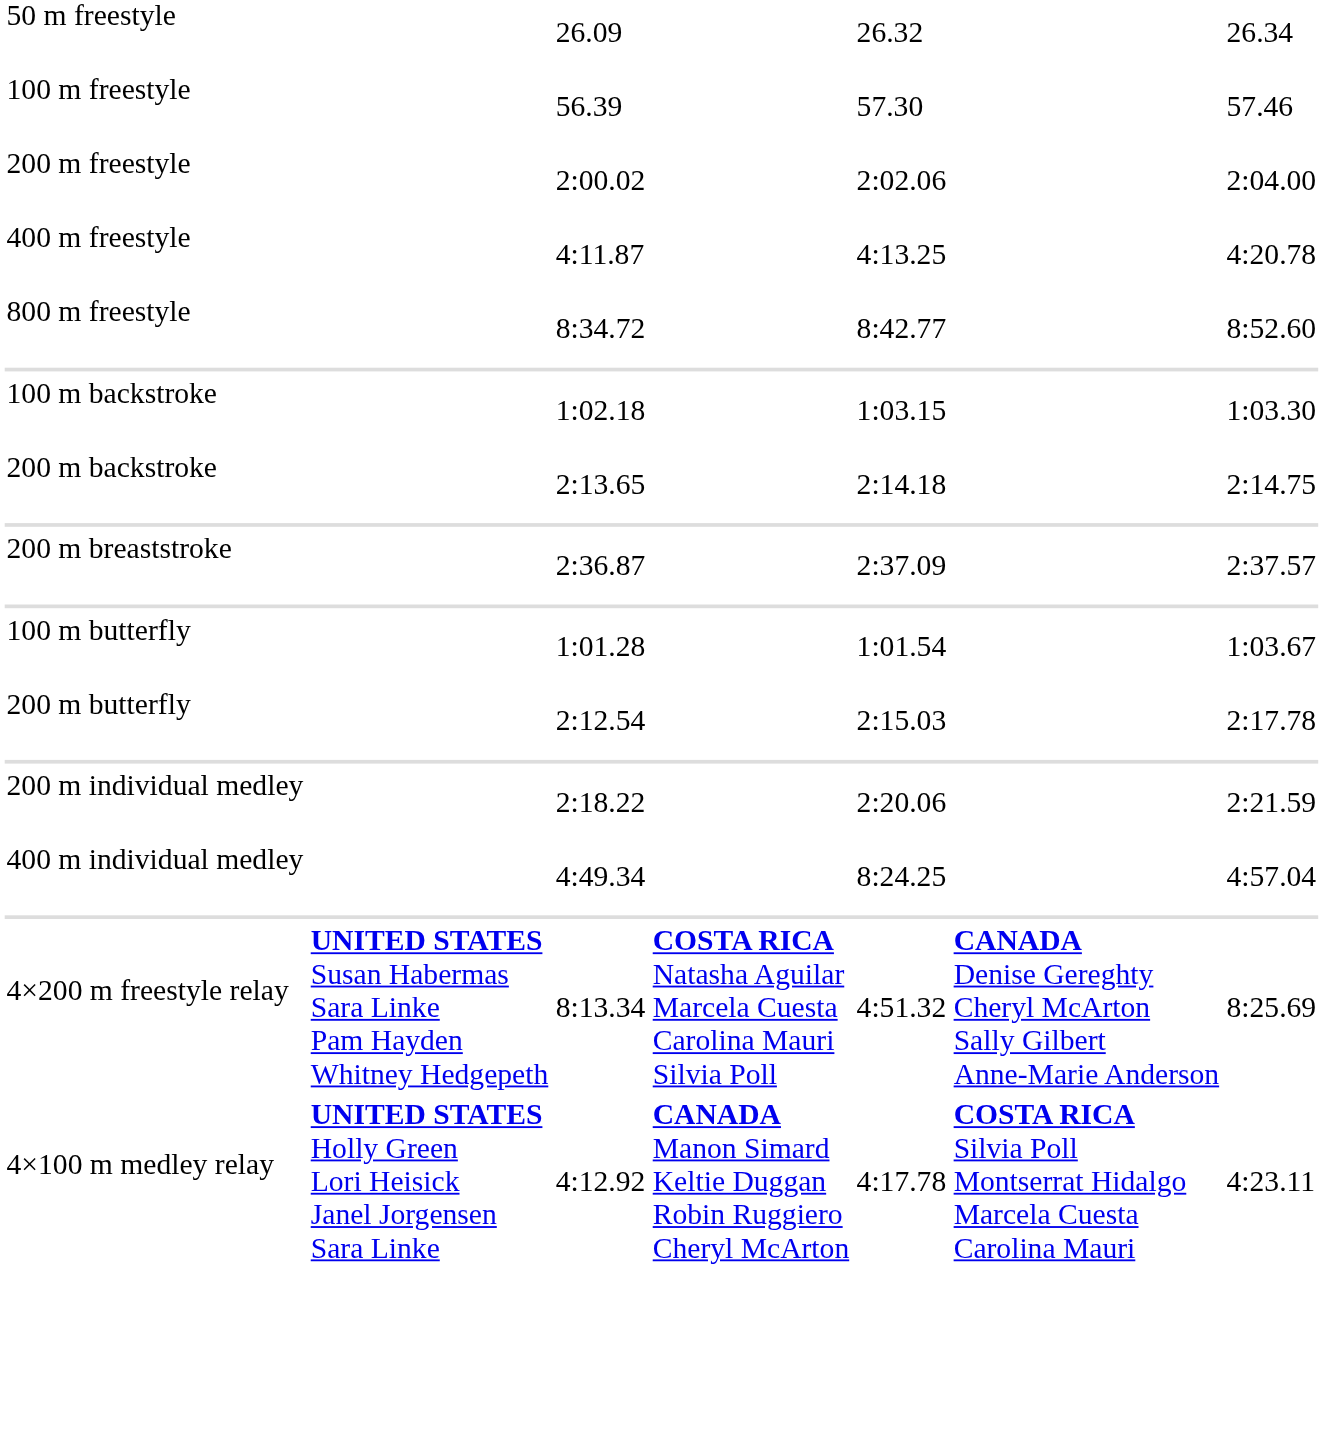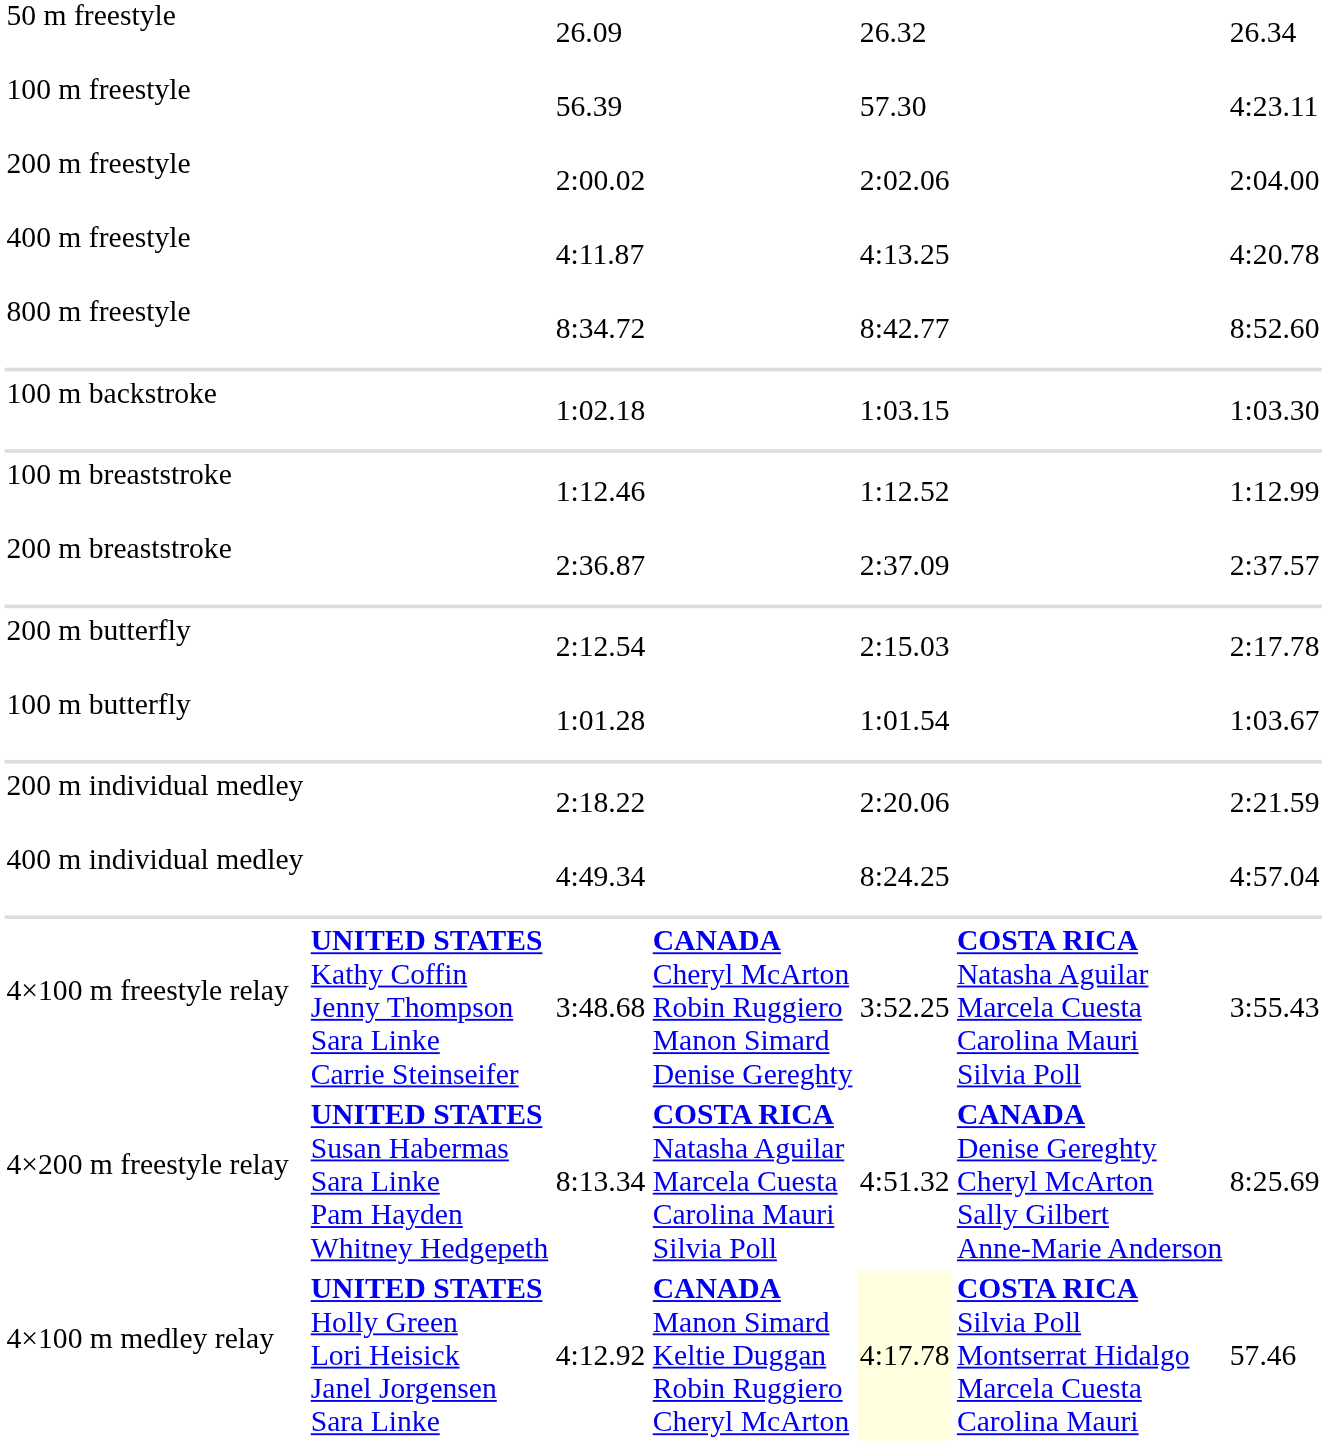(1260, 106) 57.46 -> (1274, 106) 4:23.11
- row: (112, 483)
+ row: (119, 491)
rows swapped: (99, 646) <-> (99, 720)
+ row: (148, 1007)
(901, 1181) no background -> (905, 1355) lightyellow background
(1271, 1181) 4:23.11 -> (1263, 1355) 57.46
